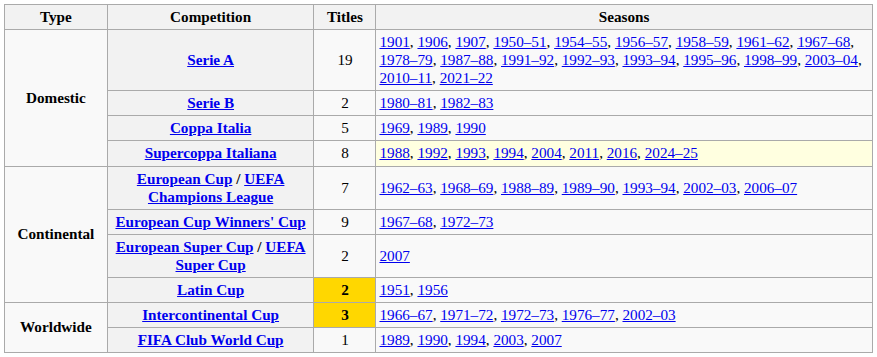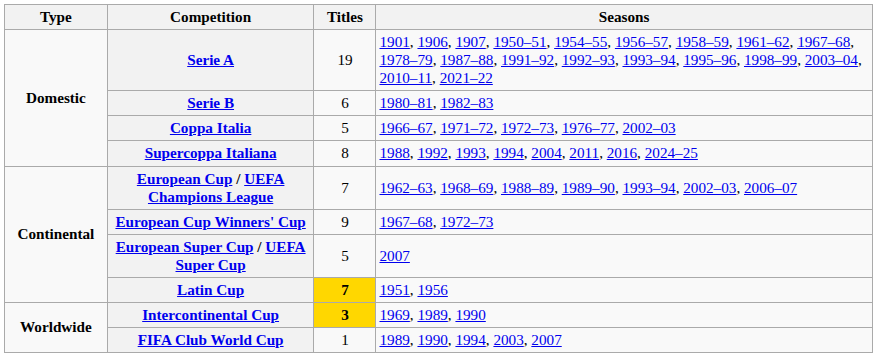(345, 103) 2 -> (345, 103) 6
(433, 128) 1969, 1989, 1990 -> (528, 128) 1966–67, 1971–72, 1972–73, 1976–77, 2002–03
(539, 153) lightyellow background -> (539, 153) no background
(345, 255) 2 -> (345, 255) 5
(345, 289) 2 -> (345, 289) 7
(528, 314) 1966–67, 1971–72, 1972–73, 1976–77, 2002–03 -> (433, 314) 1969, 1989, 1990
